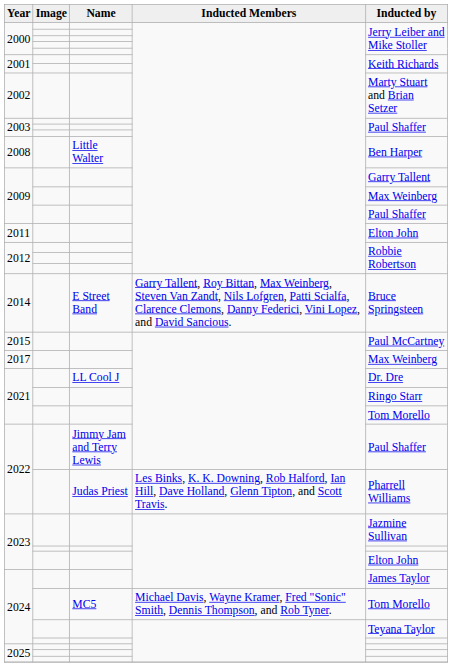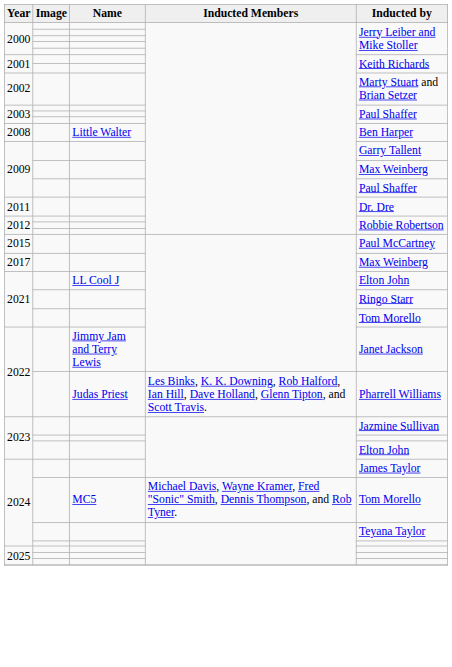(393, 233) Elton John -> (376, 206) Dr. Dre
- row: (19, 302)
(386, 378) Dr. Dre -> (384, 280) Elton John
(397, 446) Paul Shaffer -> (391, 349) Janet Jackson
